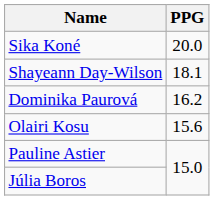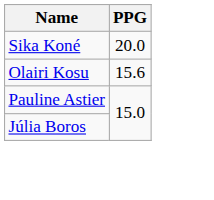- row: (85, 72)
- row: (73, 99)
